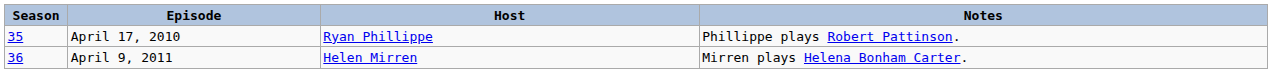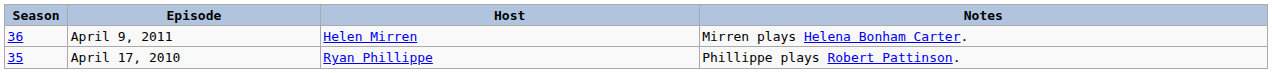rows swapped: (126, 36) <-> (122, 57)
